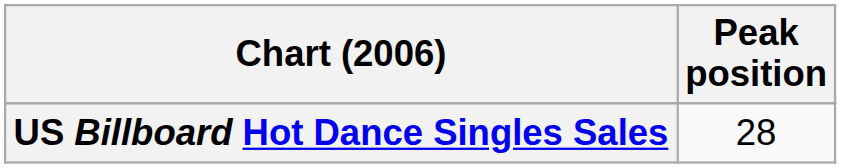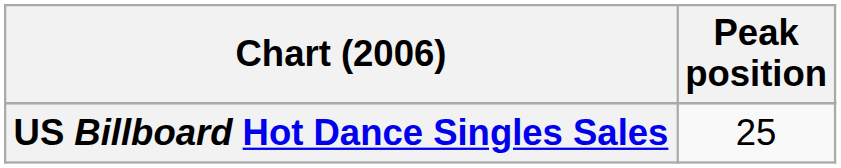(756, 132) 28 -> (756, 132) 25
